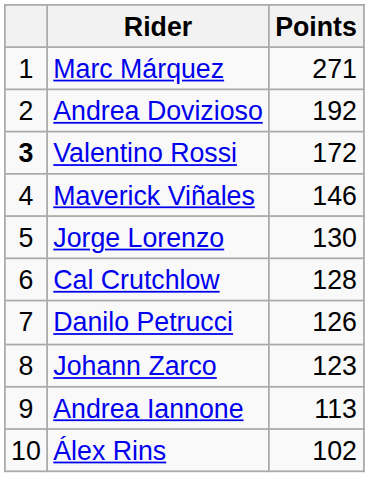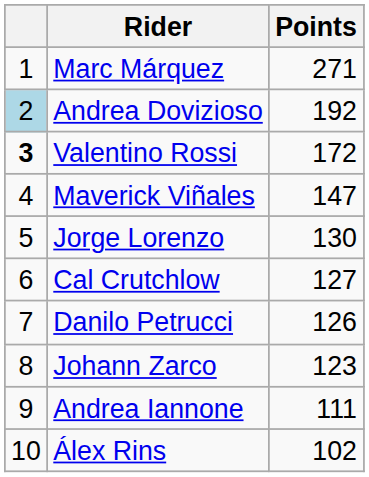(26, 111) no background -> (26, 111) lightblue background
(335, 196) 146 -> (335, 196) 147
(335, 280) 128 -> (335, 280) 127
(336, 407) 113 -> (337, 407) 111
